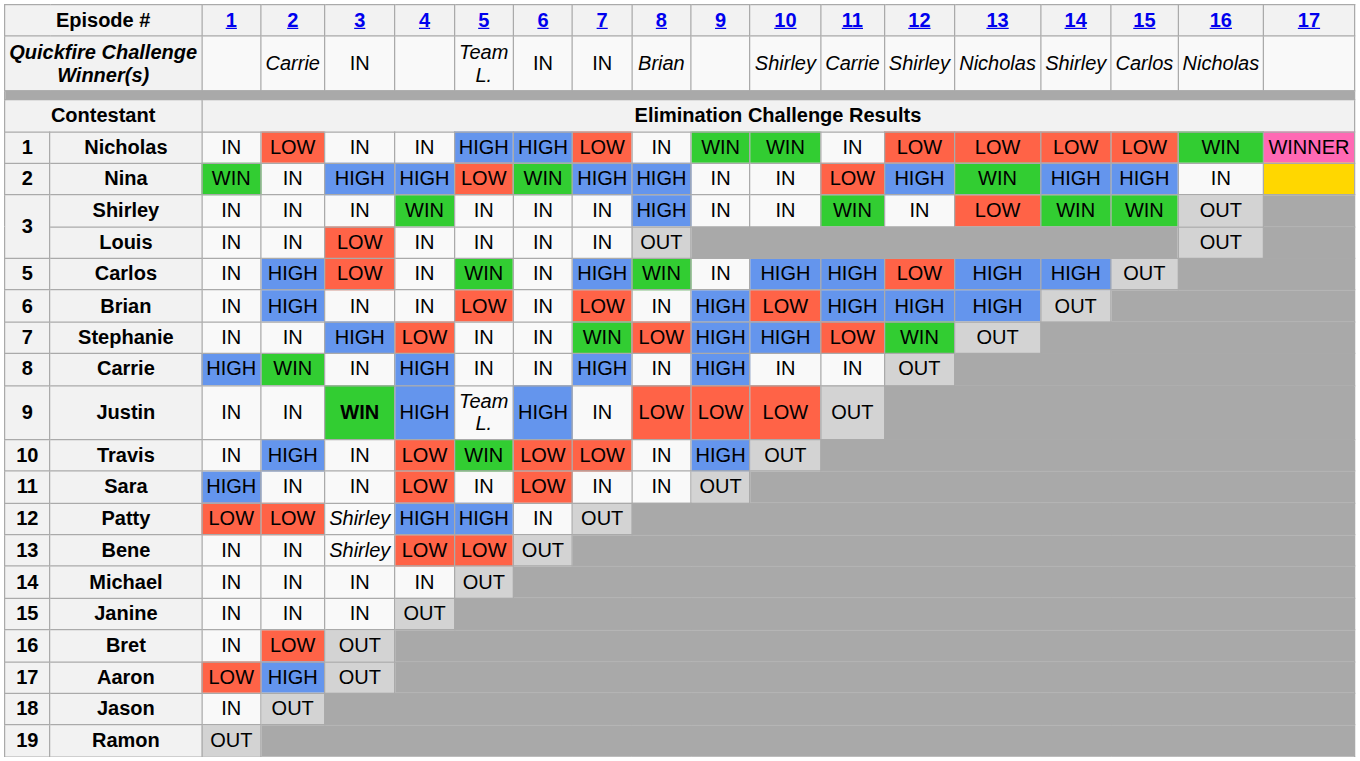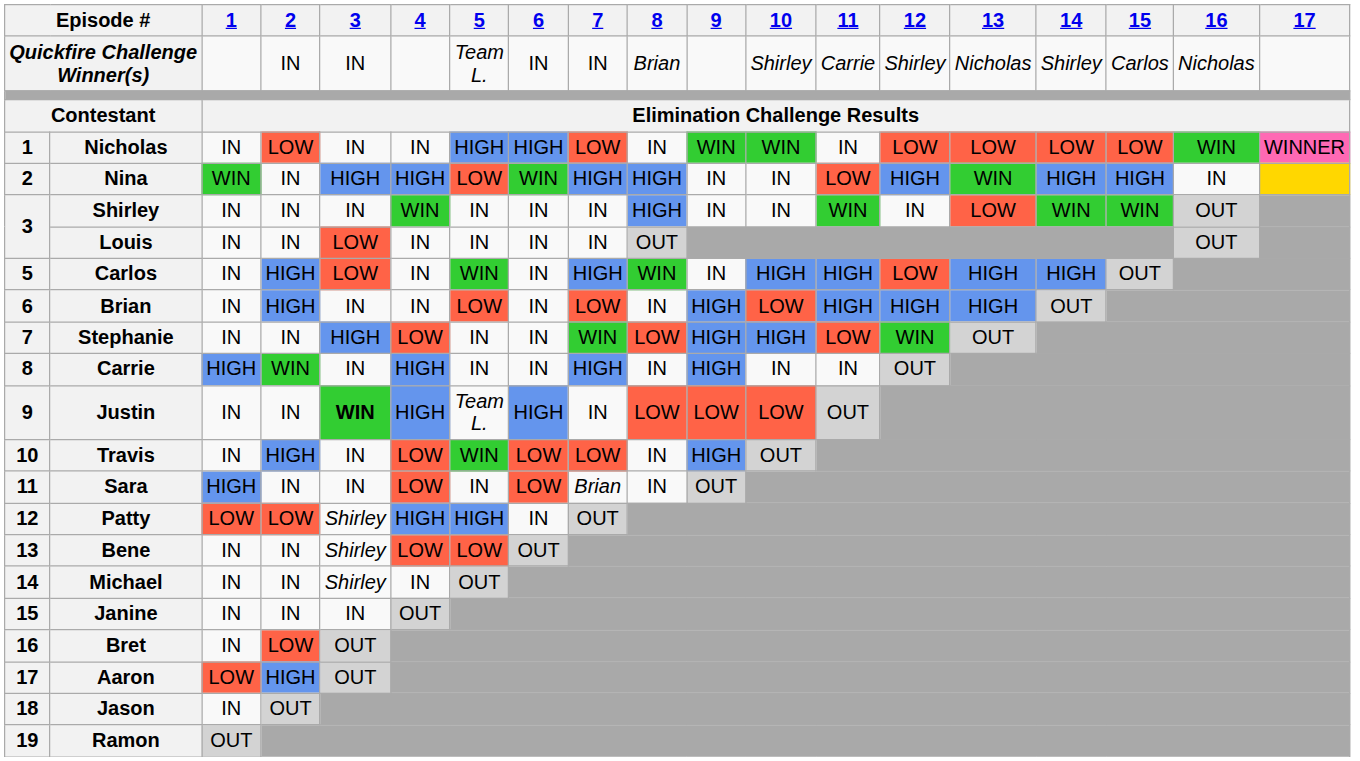(293, 63) Carrie -> (291, 63) IN
(602, 486) IN -> (598, 486) Brian
(360, 582) IN -> (355, 582) Shirley
